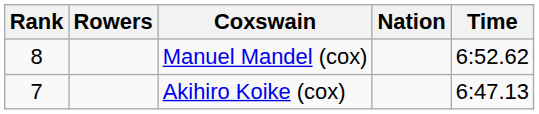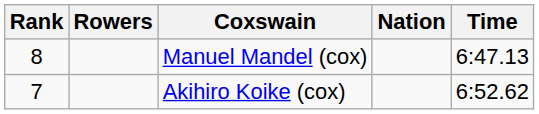(492, 56) 6:52.62 -> (492, 56) 6:47.13
(492, 91) 6:47.13 -> (492, 91) 6:52.62
